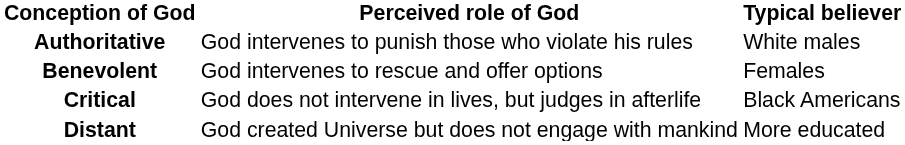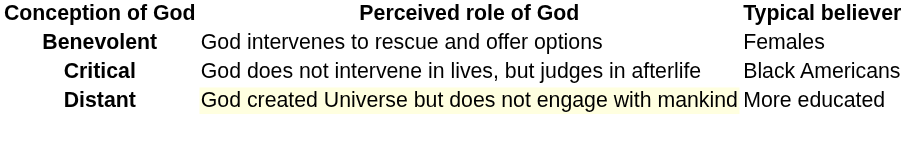- row: (100, 42)
(469, 129) no background -> (469, 100) lightyellow background
